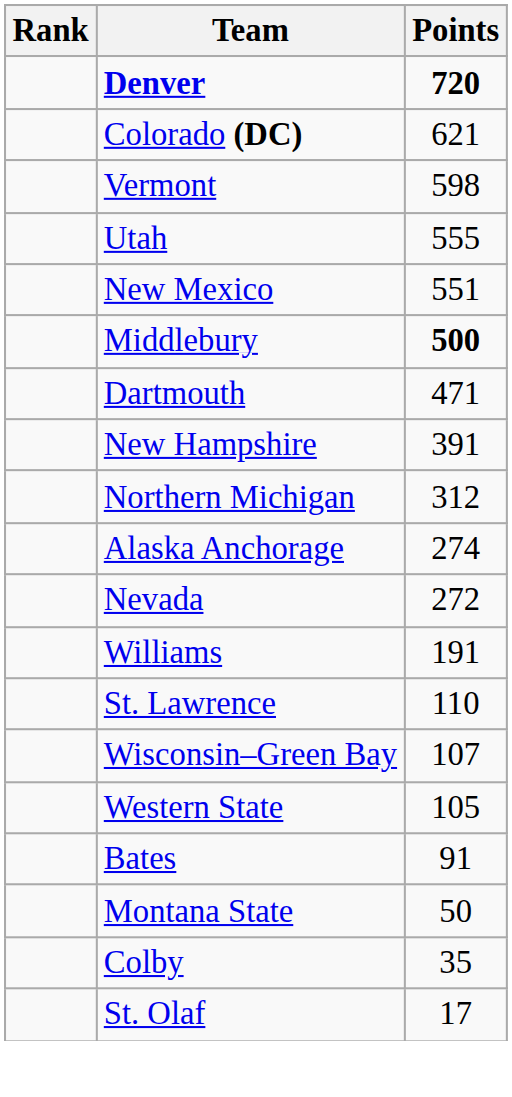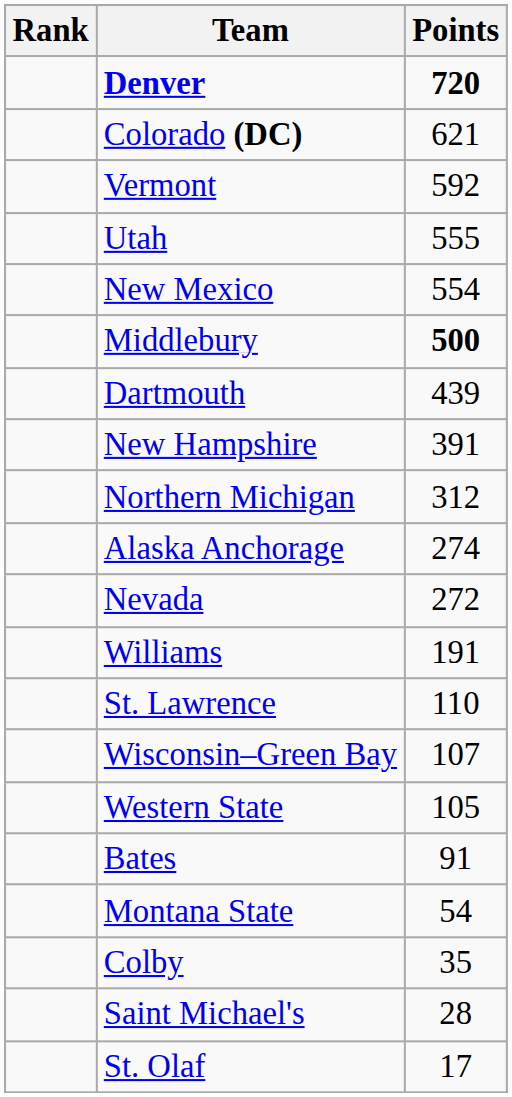(456, 185) 598 -> (456, 185) 592
(456, 289) 551 -> (456, 289) 554
(456, 392) 471 -> (456, 392) 439
(456, 910) 50 -> (456, 910) 54
+ row: (204, 1013)
